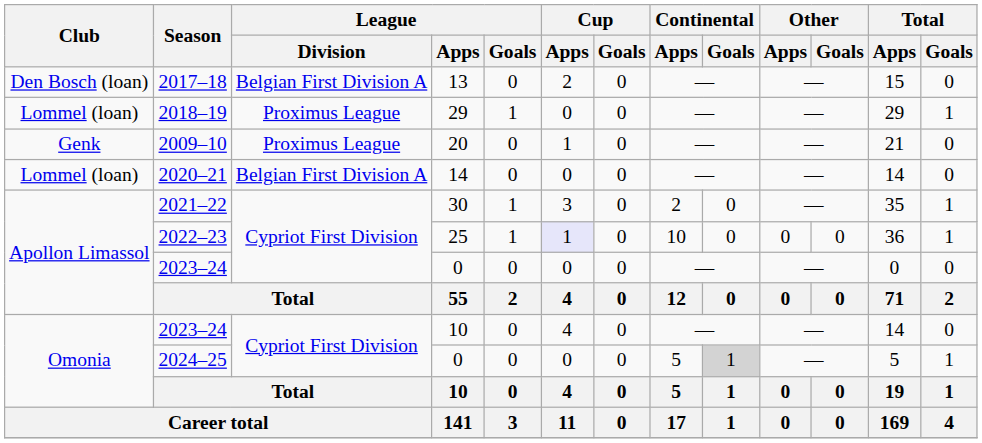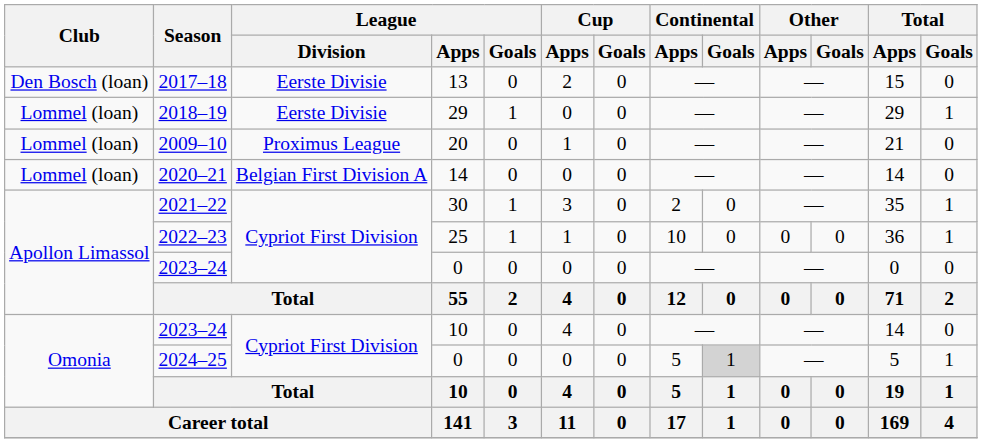(332, 81) Belgian First Division A -> (332, 81) Eerste Divisie
(332, 112) Proximus League -> (332, 112) Eerste Divisie
(79, 143) Genk -> (79, 143) Lommel (loan)
(567, 236) lavender background -> (567, 236) no background
